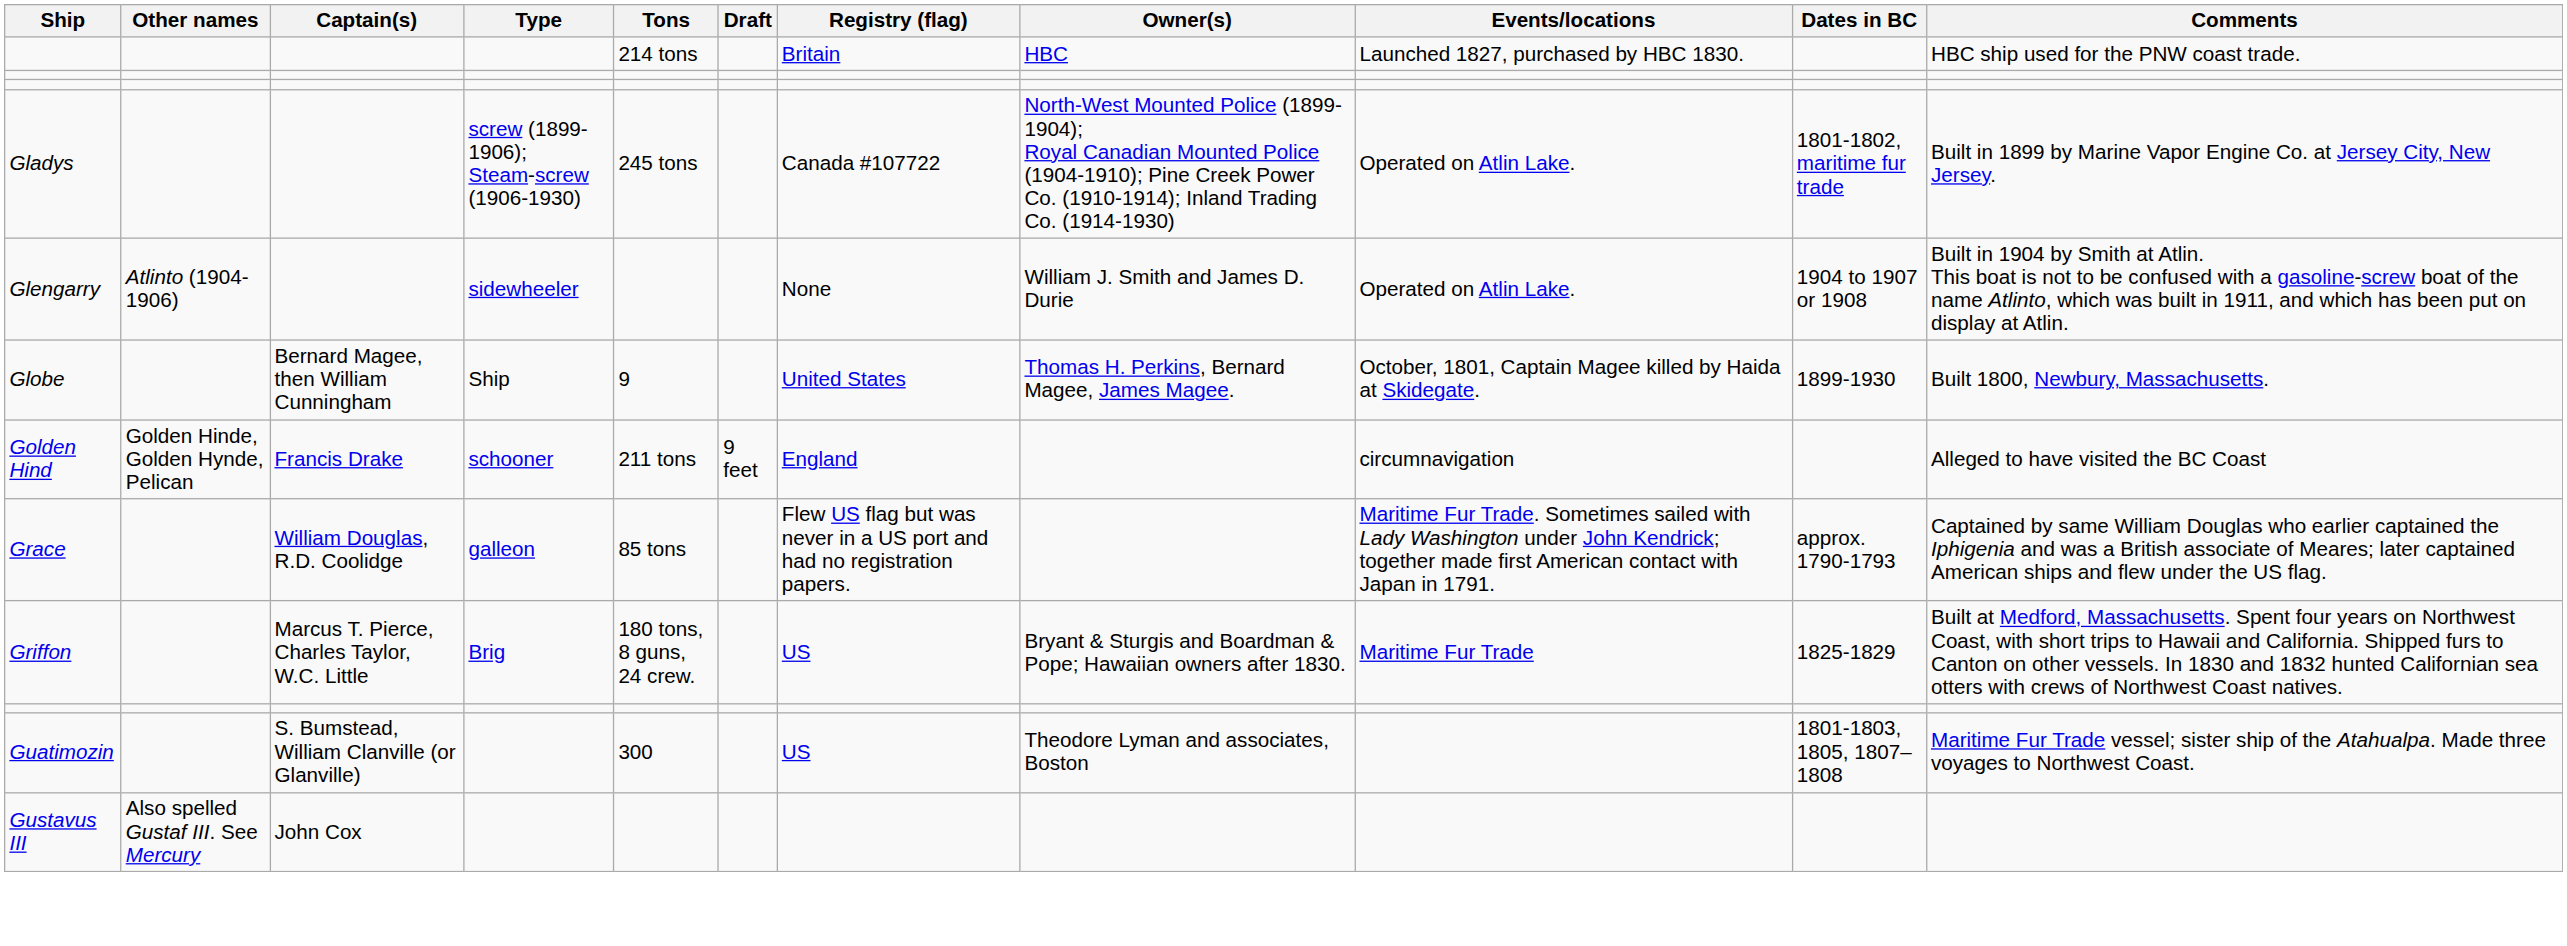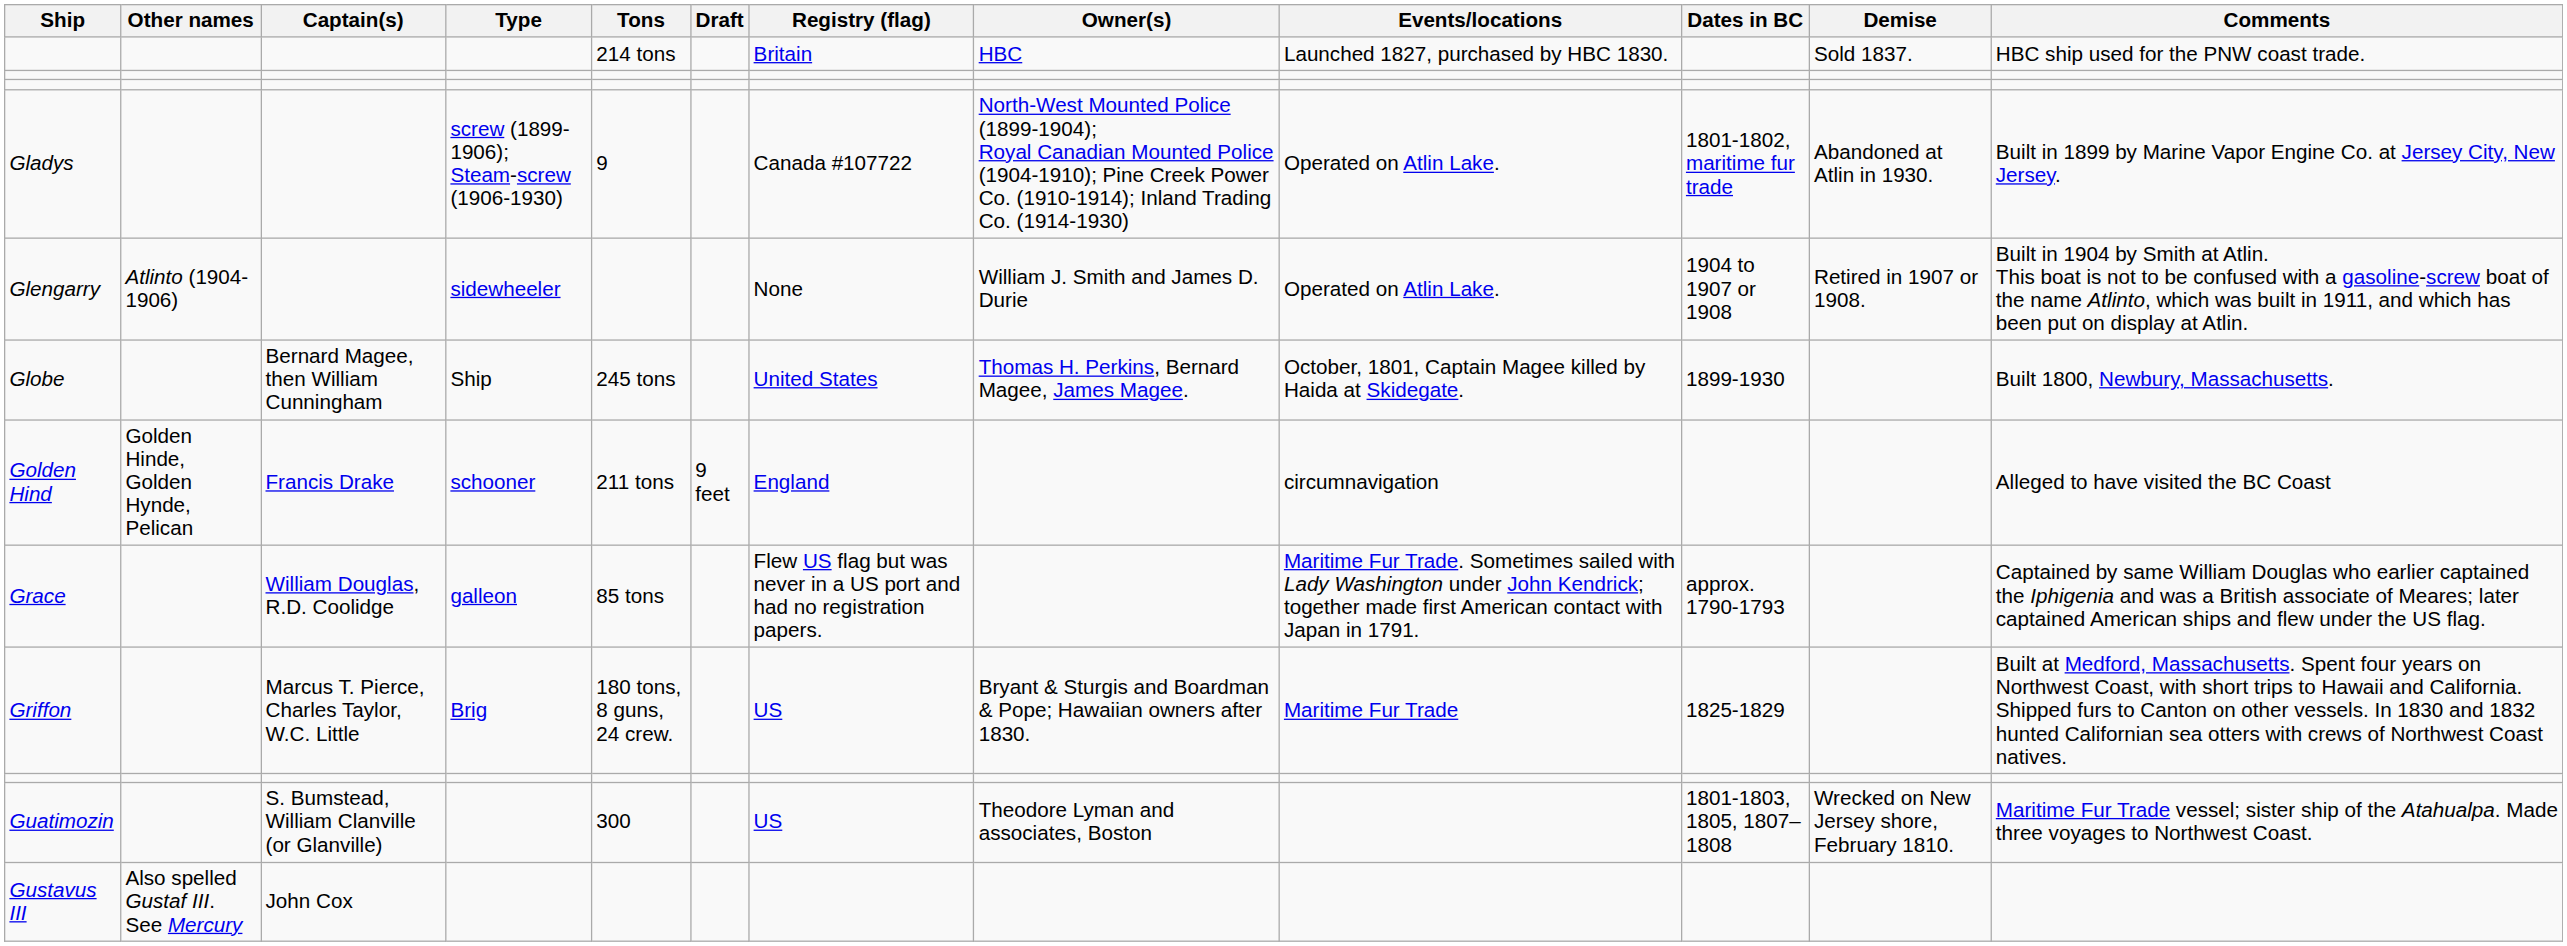+ column: (1900, 20)
(658, 163) 245 tons -> (602, 163) 9
(624, 379) 9 -> (636, 379) 245 tons
